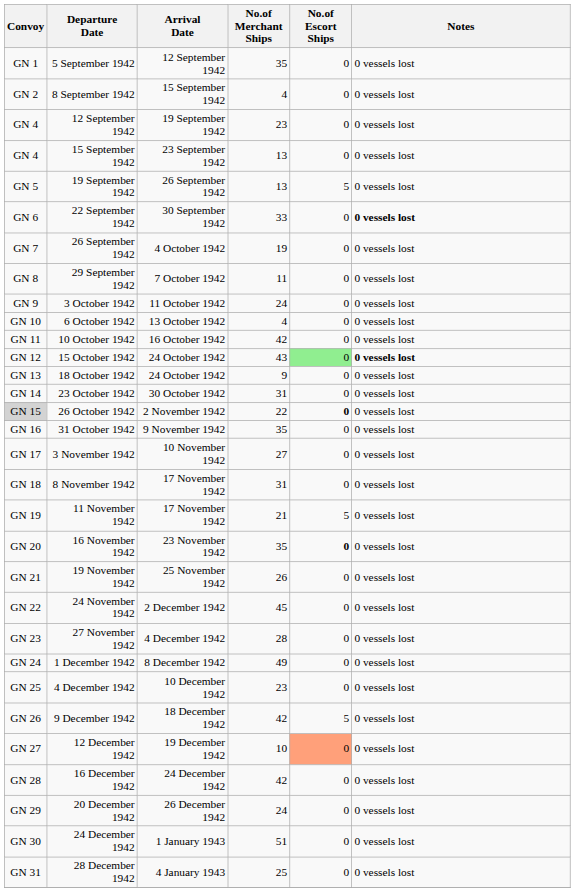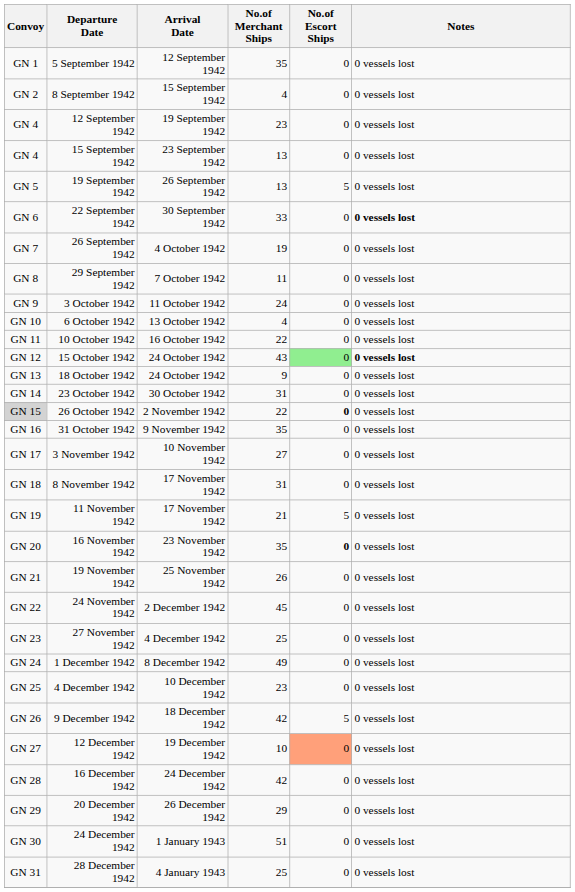(281, 339) 42 -> (281, 339) 22
(281, 638) 28 -> (281, 638) 25
(281, 810) 24 -> (281, 810) 29
